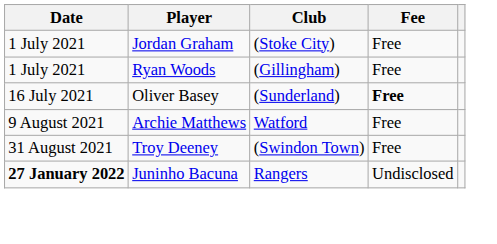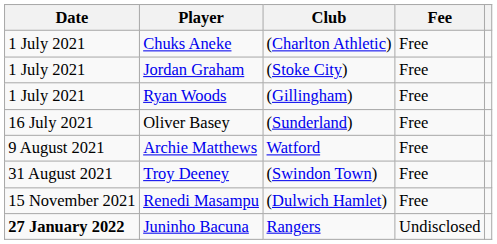+ row: (187, 43)
(388, 95) bold -> (414, 122) normal
+ row: (201, 200)
